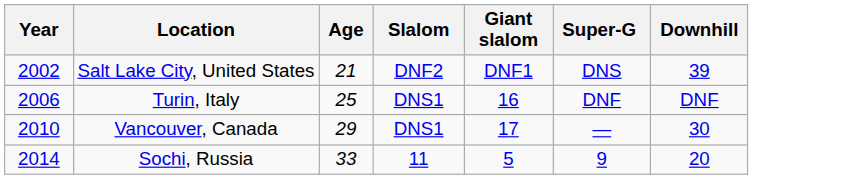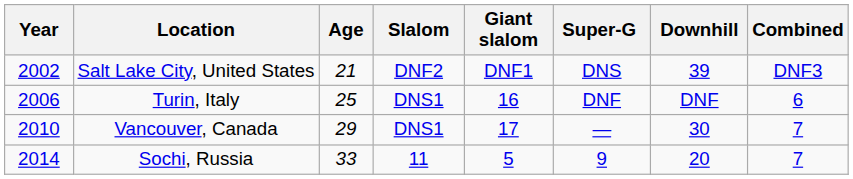+ column: (798, 29)
